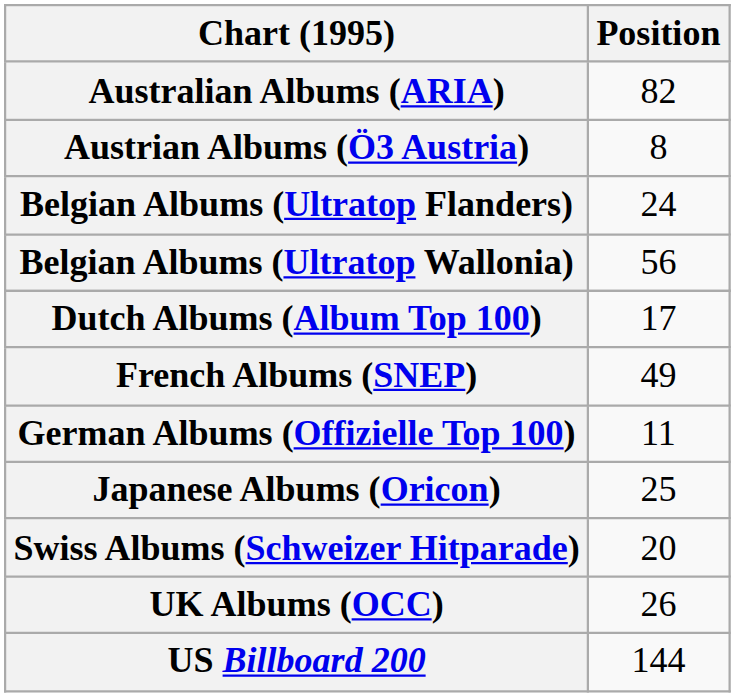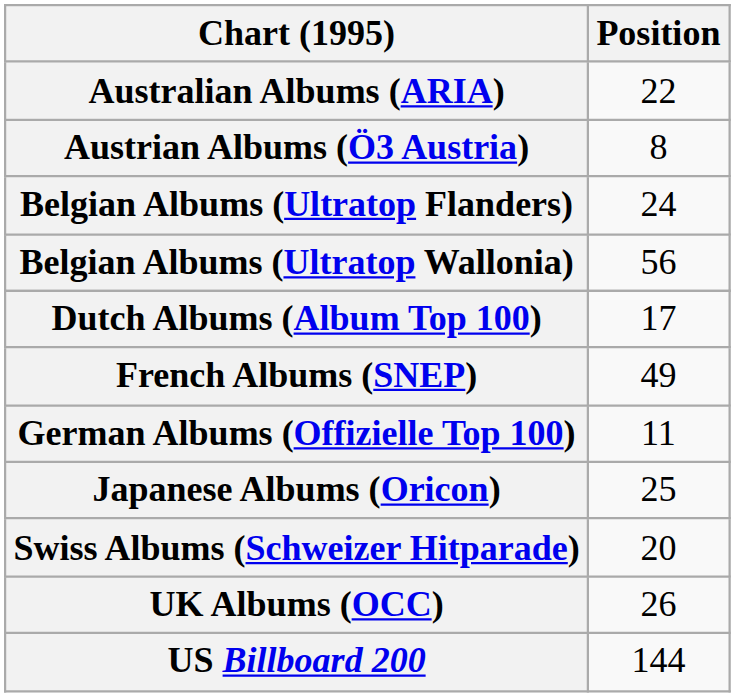(658, 90) 82 -> (658, 90) 22
